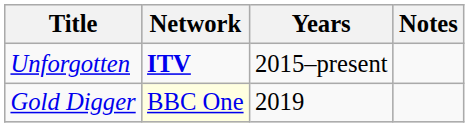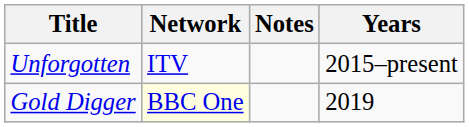columns swapped: (321, 24) <-> (428, 24)
(169, 63) bold -> (168, 63) normal
